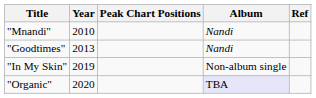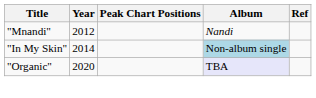(83, 31) 2010 -> (83, 31) 2012
- row: (36, 48)
(83, 66) 2019 -> (83, 48) 2014
(246, 66) no background -> (246, 48) lightblue background
